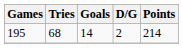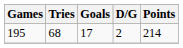(86, 33) 14 -> (86, 33) 17
